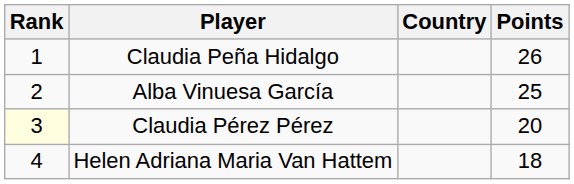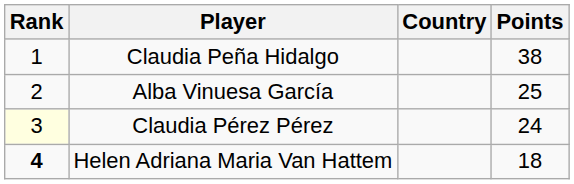(530, 56) 26 -> (530, 56) 38
(530, 126) 20 -> (530, 126) 24
(37, 160) normal -> (37, 160) bold
